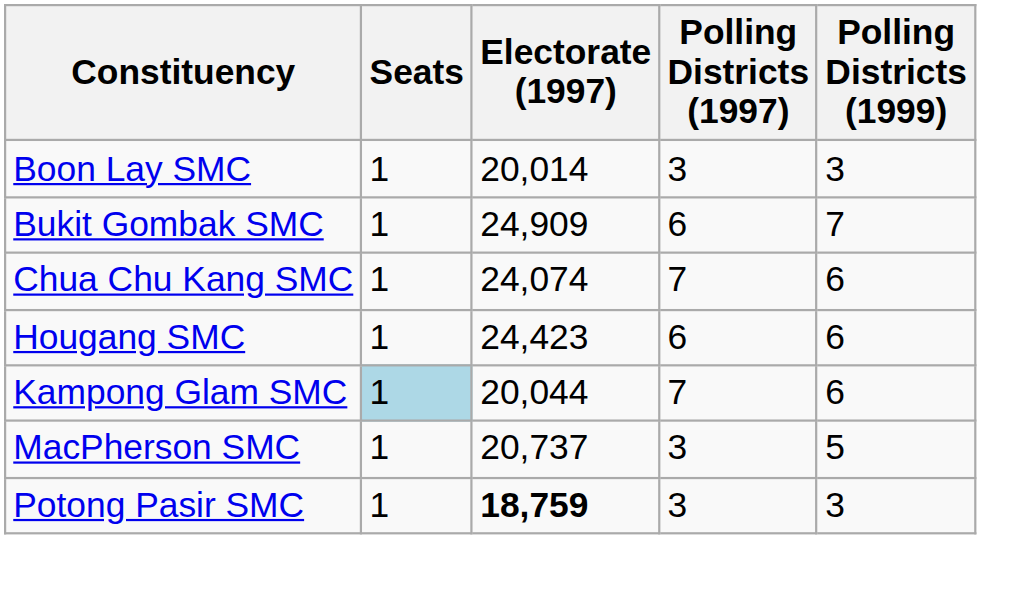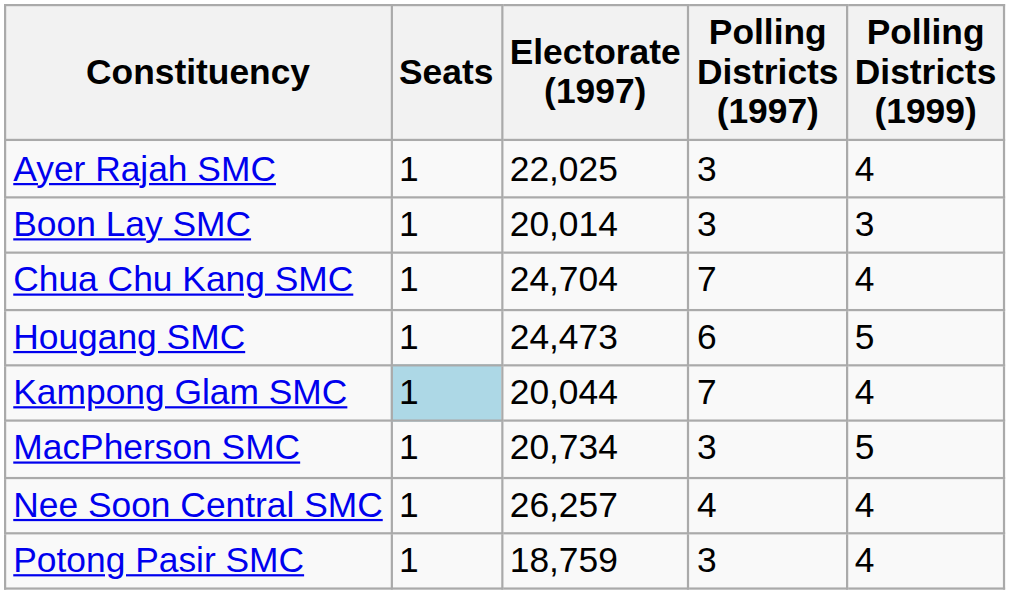+ row: (145, 168)
- row: (168, 224)
(534, 280) 24,074 -> (564, 280) 24,704
(835, 280) 6 -> (865, 280) 4
(534, 336) 24,423 -> (564, 336) 24,473
(835, 336) 6 -> (865, 336) 5
(835, 392) 6 -> (865, 392) 4
(534, 448) 20,737 -> (564, 448) 20,734
+ row: (198, 504)
(534, 504) bold -> (564, 560) normal
(835, 504) 3 -> (865, 560) 4
